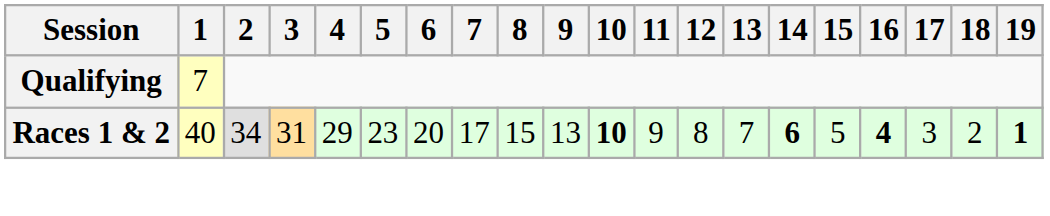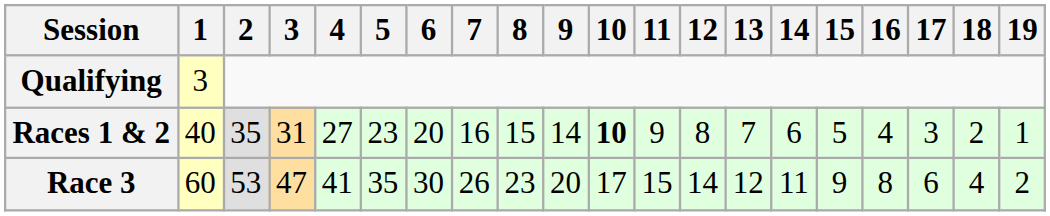(200, 80) 7 -> (200, 80) 3
(246, 131) 34 -> (246, 131) 35
(337, 131) 29 -> (337, 131) 27
(474, 131) 17 -> (474, 131) 16
(566, 131) 13 -> (566, 131) 14
(792, 131) bold -> (794, 131) normal
(884, 131) bold -> (885, 131) normal
(1021, 131) bold -> (1022, 131) normal
+ row: (91, 183)
